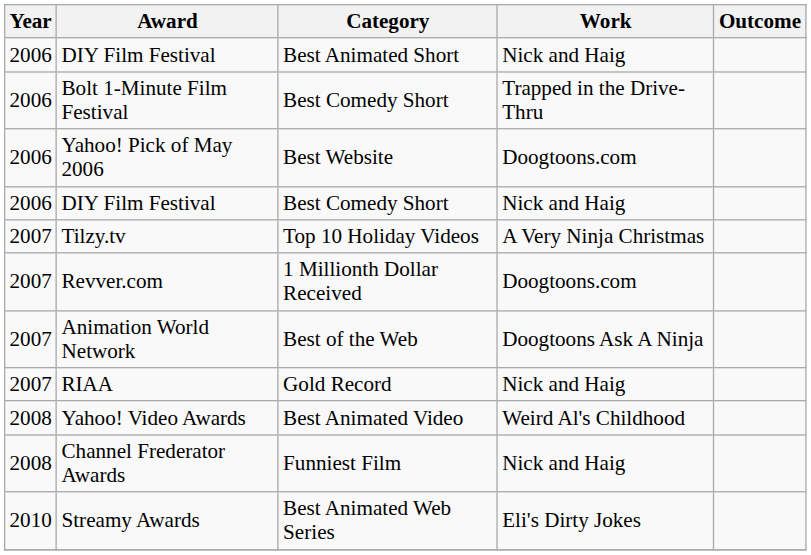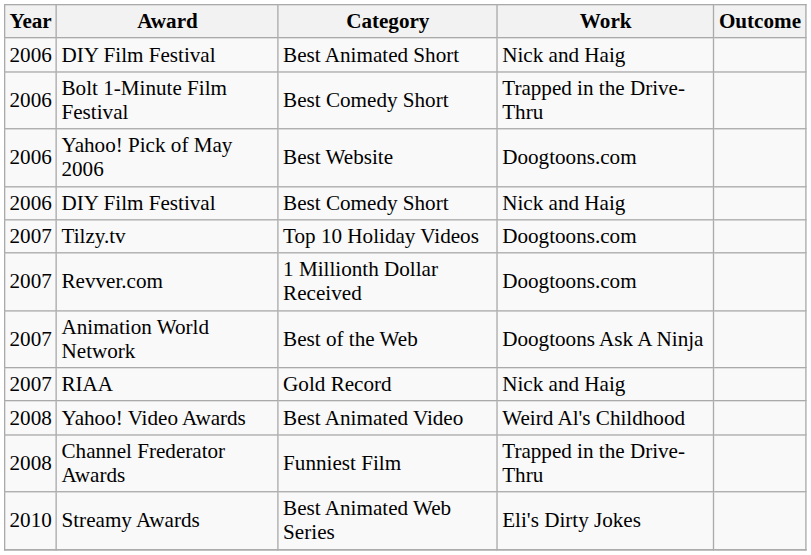(603, 236) A Very Ninja Christmas -> (569, 236) Doogtoons.com
(564, 463) Nick and Haig -> (594, 463) Trapped in the Drive-Thru
